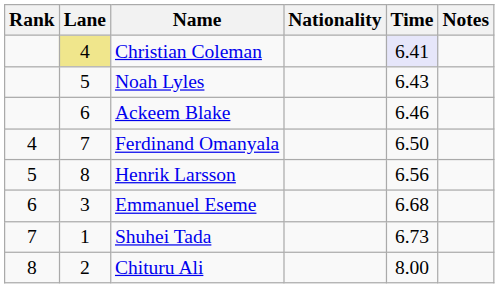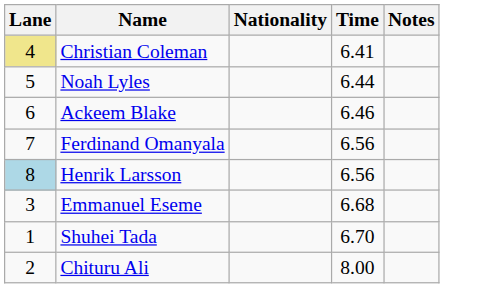- column: (32, 19)
(412, 50) lavender background -> (357, 50) no background
(412, 81) 6.43 -> (357, 81) 6.44
(412, 143) 6.50 -> (357, 143) 6.56
(85, 174) no background -> (30, 174) lightblue background
(412, 236) 6.73 -> (357, 236) 6.70
